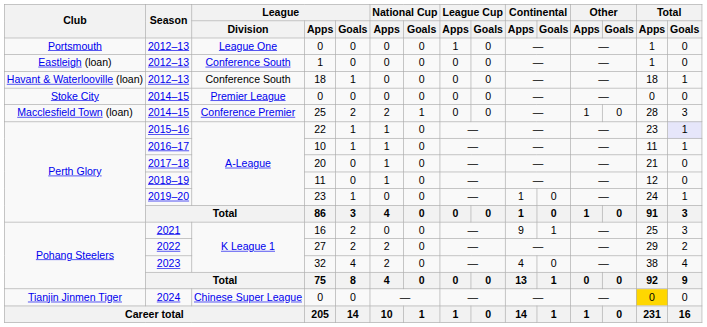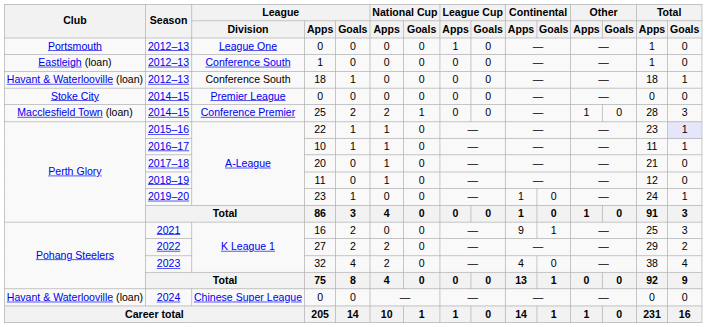(75, 297) Tianjin Jinmen Tiger -> (75, 297) Havant & Waterlooville (loan)
(652, 297) gold background -> (652, 297) no background
